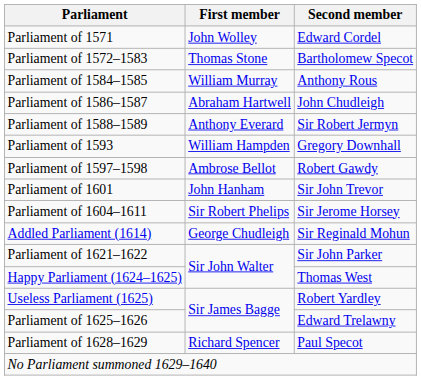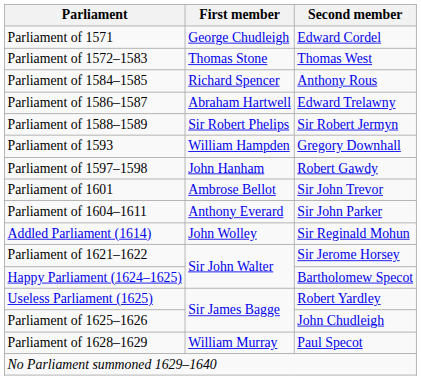(222, 37) John Wolley -> (239, 37) George Chudleigh
(355, 59) Bartholomew Specot -> (335, 59) Thomas West
(233, 80) William Murray -> (234, 80) Richard Spencer
(341, 102) John Chudleigh -> (346, 102) Edward Trelawny
(236, 124) Anthony Everard -> (239, 124) Sir Robert Phelips
(232, 168) Ambrose Bellot -> (226, 168) John Hanham
(226, 189) John Hanham -> (232, 189) Ambrose Bellot
(239, 211) Sir Robert Phelips -> (236, 211) Anthony Everard
(349, 211) Sir Jerome Horsey -> (340, 211) Sir John Parker
(239, 233) George Chudleigh -> (222, 233) John Wolley
(340, 255) Sir John Parker -> (349, 255) Sir Jerome Horsey
(335, 277) Thomas West -> (355, 277) Bartholomew Specot
(346, 320) Edward Trelawny -> (341, 320) John Chudleigh
(234, 342) Richard Spencer -> (233, 342) William Murray
